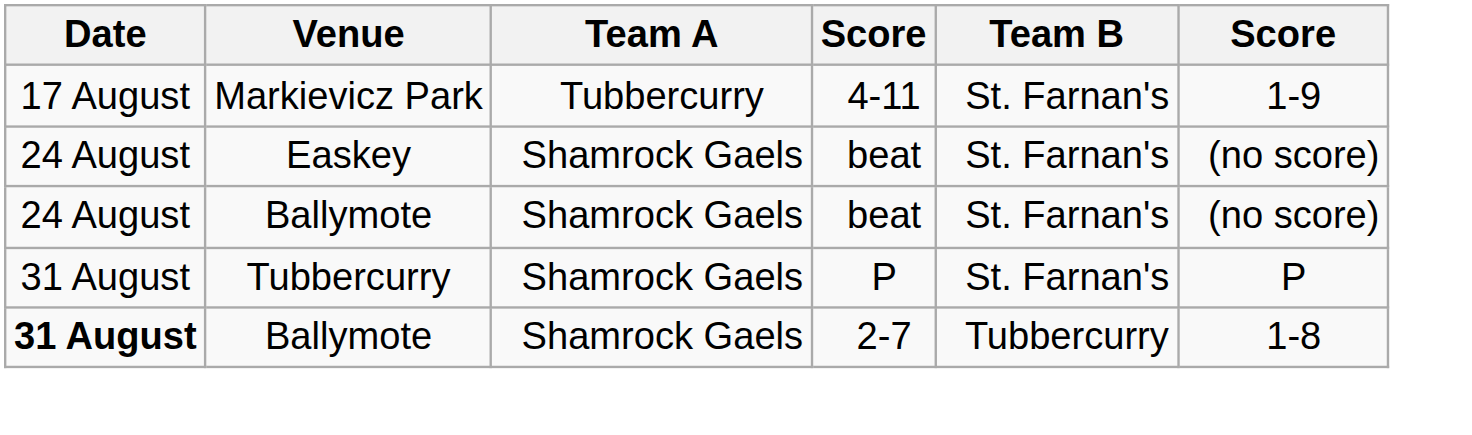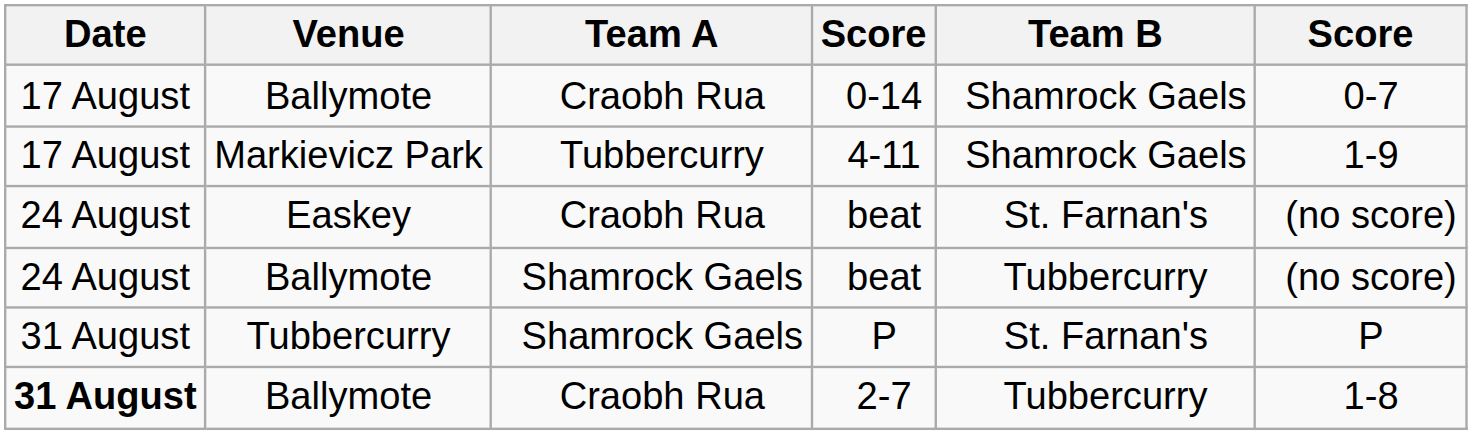+ row: (349, 95)
(1057, 95) St. Farnan's -> (1095, 155) Shamrock Gaels
(652, 155) Shamrock Gaels -> (652, 215) Craobh Rua
(1057, 215) St. Farnan's -> (1095, 276) Tubbercurry
(652, 336) Shamrock Gaels -> (652, 397) Craobh Rua
